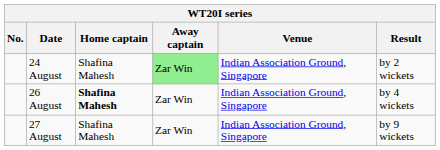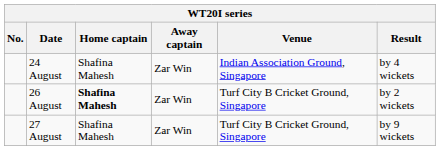(174, 68) lightgreen background -> (173, 68) no background
(397, 68) by 2 wickets -> (397, 68) by 4 wickets
(283, 99) Indian Association Ground, Singapore -> (284, 99) Turf City B Cricket Ground, Singapore
(397, 99) by 4 wickets -> (397, 99) by 2 wickets
(283, 130) Indian Association Ground, Singapore -> (284, 130) Turf City B Cricket Ground, Singapore
